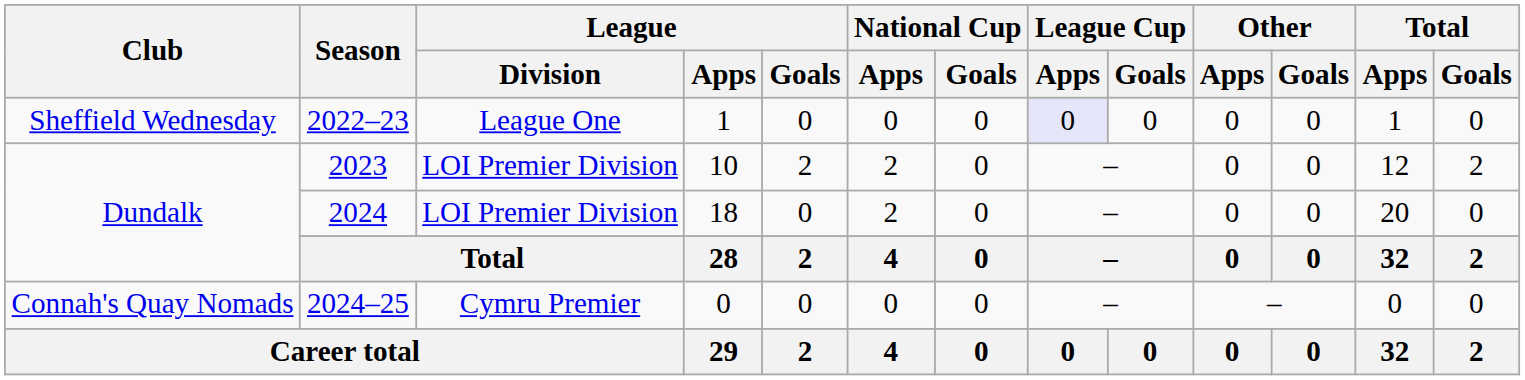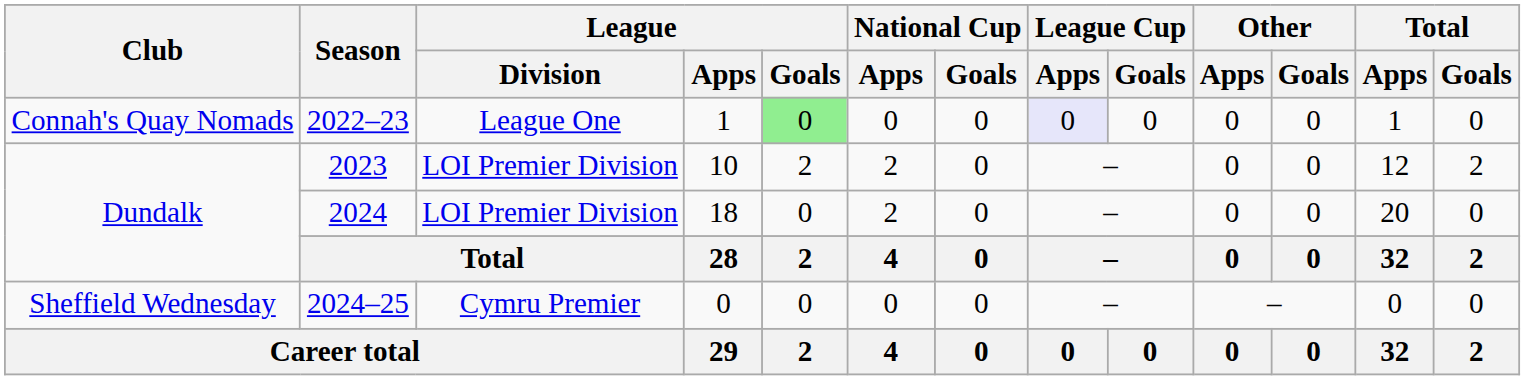(153, 119) Sheffield Wednesday -> (153, 119) Connah's Quay Nomads
(805, 119) no background -> (805, 119) lightgreen background
(153, 304) Connah's Quay Nomads -> (153, 304) Sheffield Wednesday
